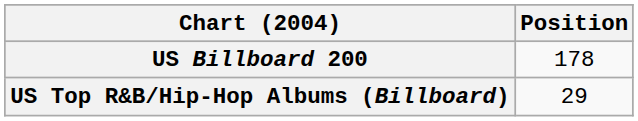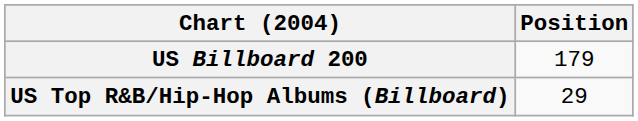(574, 60) 178 -> (574, 60) 179
